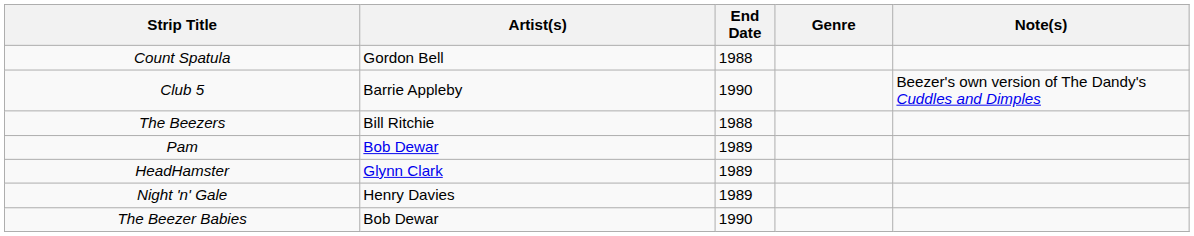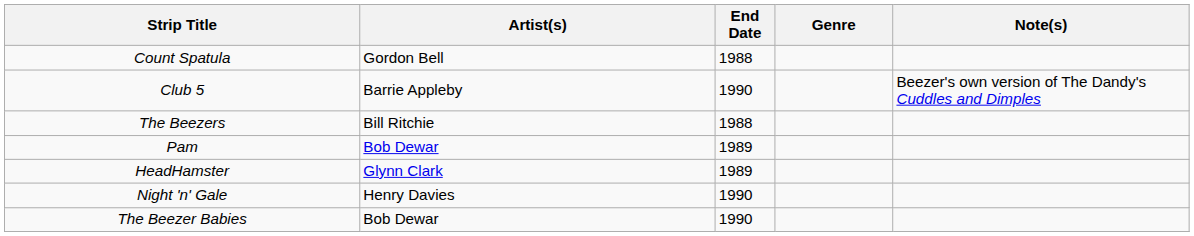(736, 195) 1989 -> (736, 195) 1990
